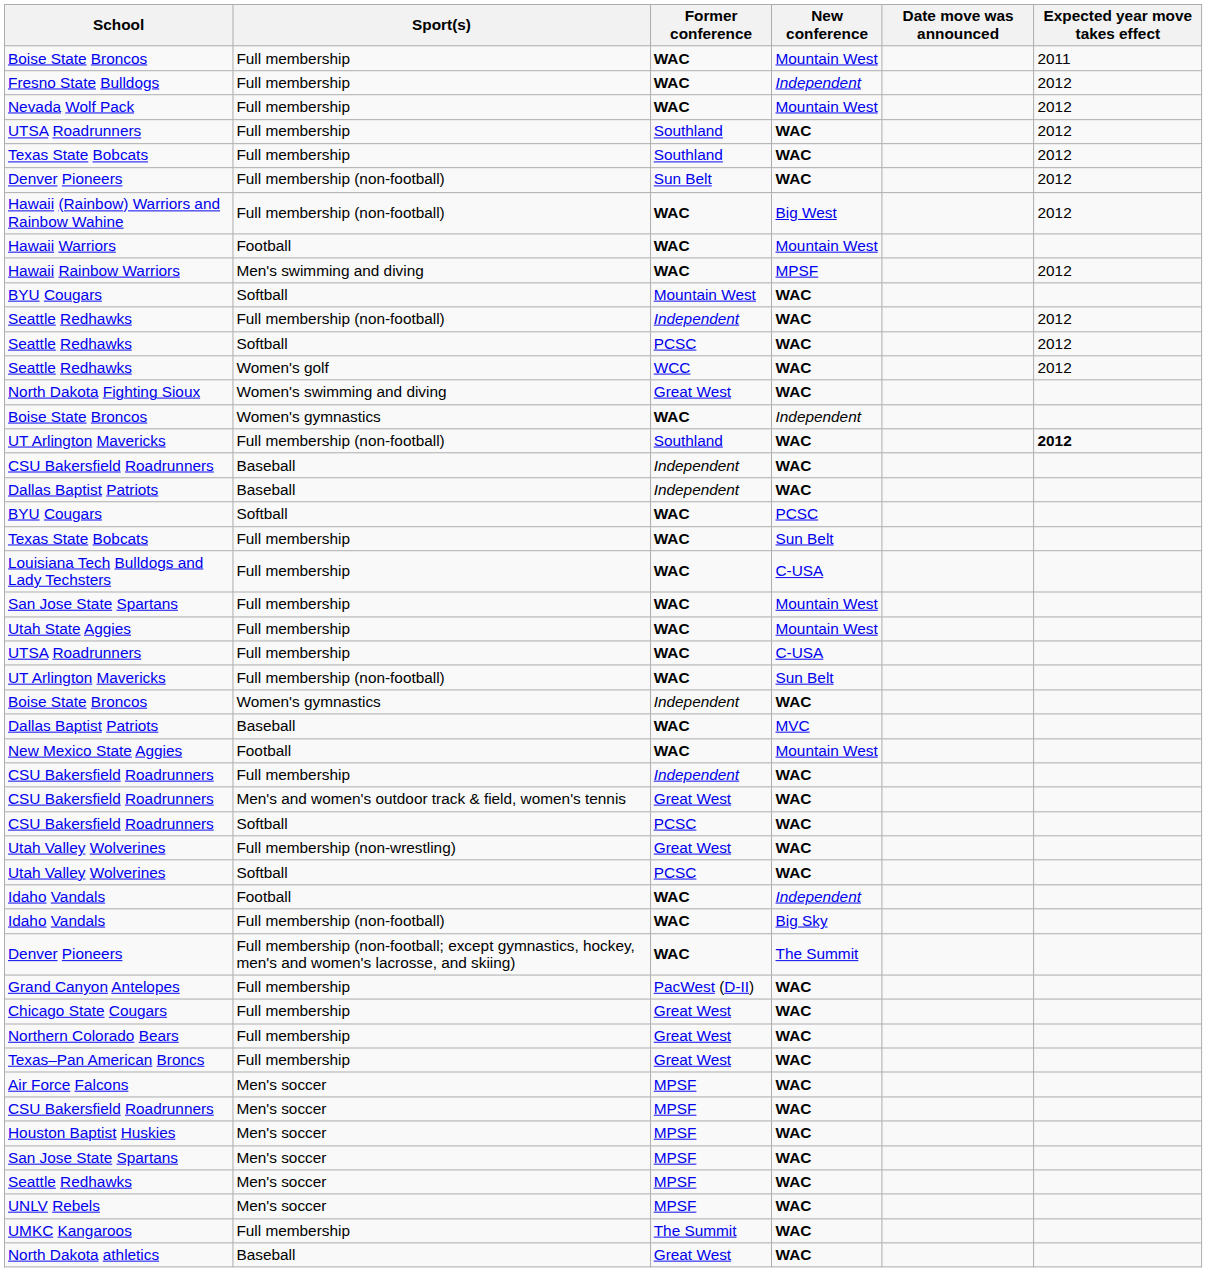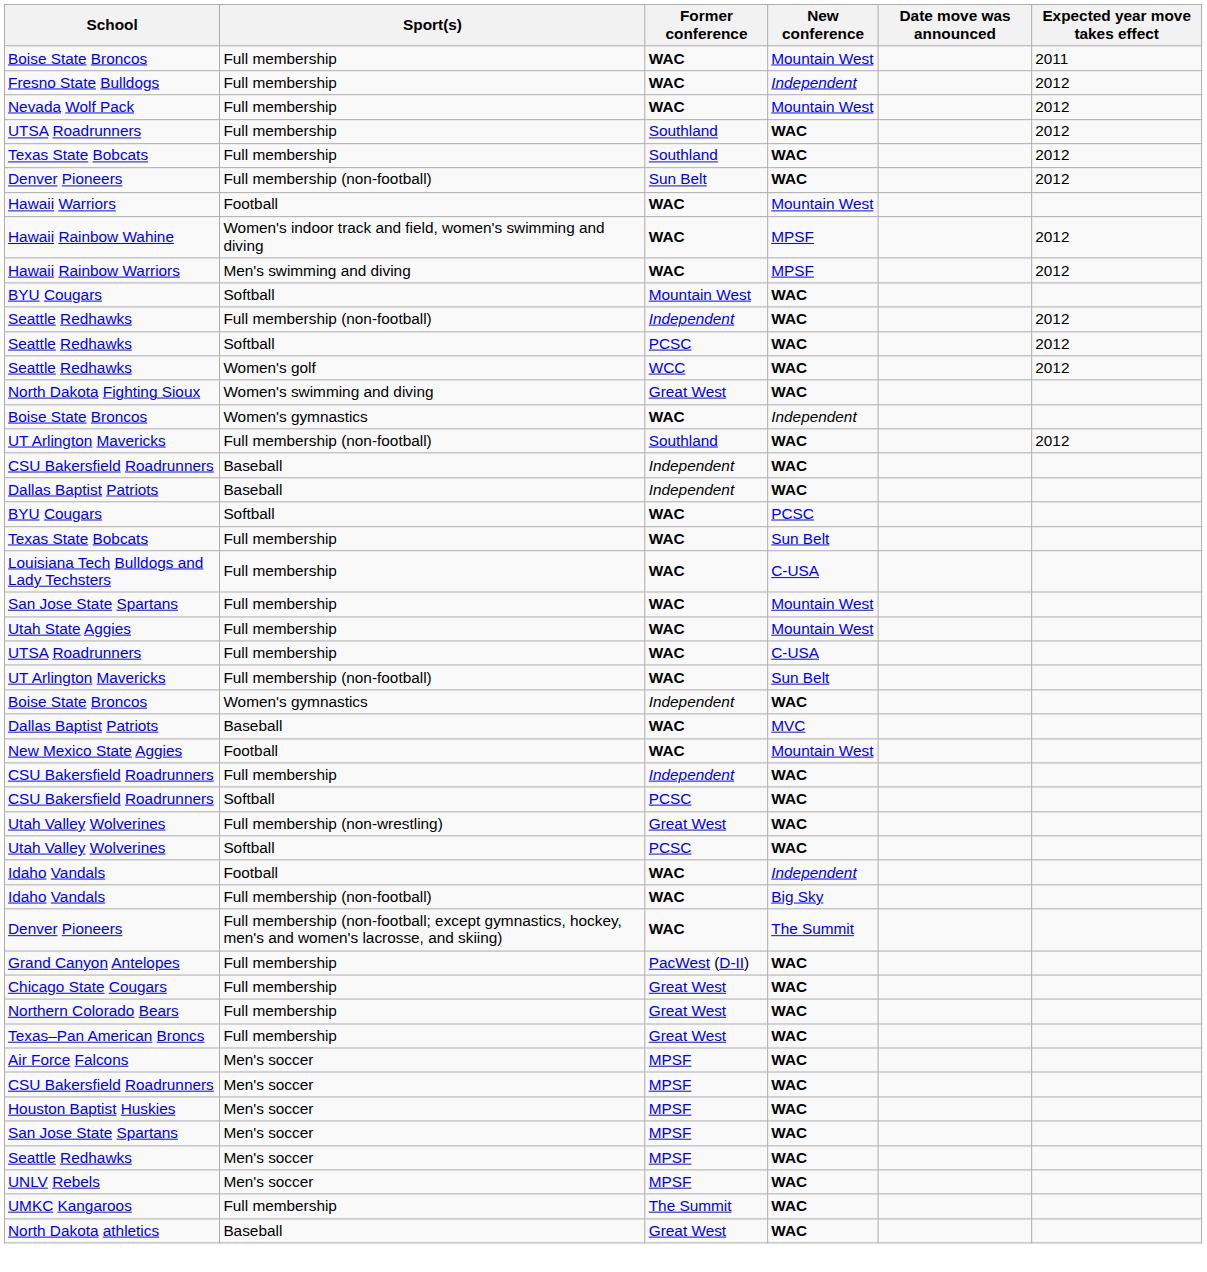- row: (114, 213)
+ row: (91, 237)
(1055, 440) bold -> (1052, 440) normal
- row: (111, 799)
